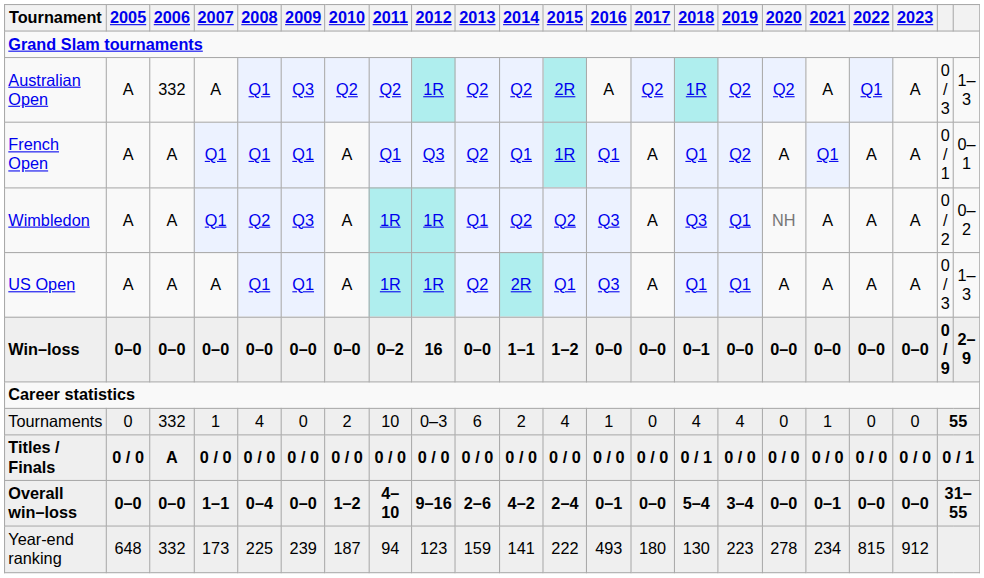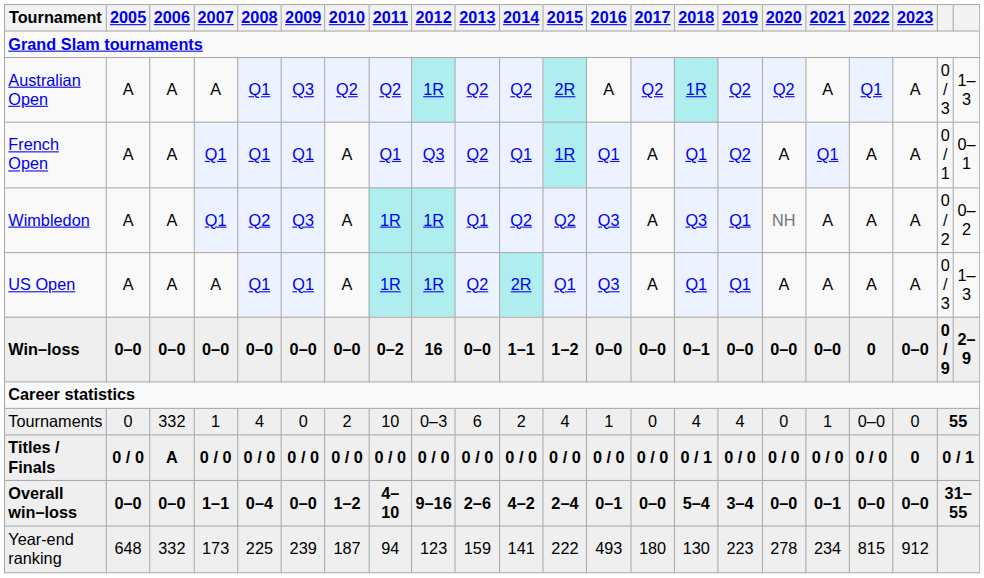(172, 90) 332 -> (172, 90) A
(871, 349) 0–0 -> (871, 349) 0
(871, 422) 0 -> (871, 422) 0–0
(915, 458) 0 / 0 -> (915, 458) 0
